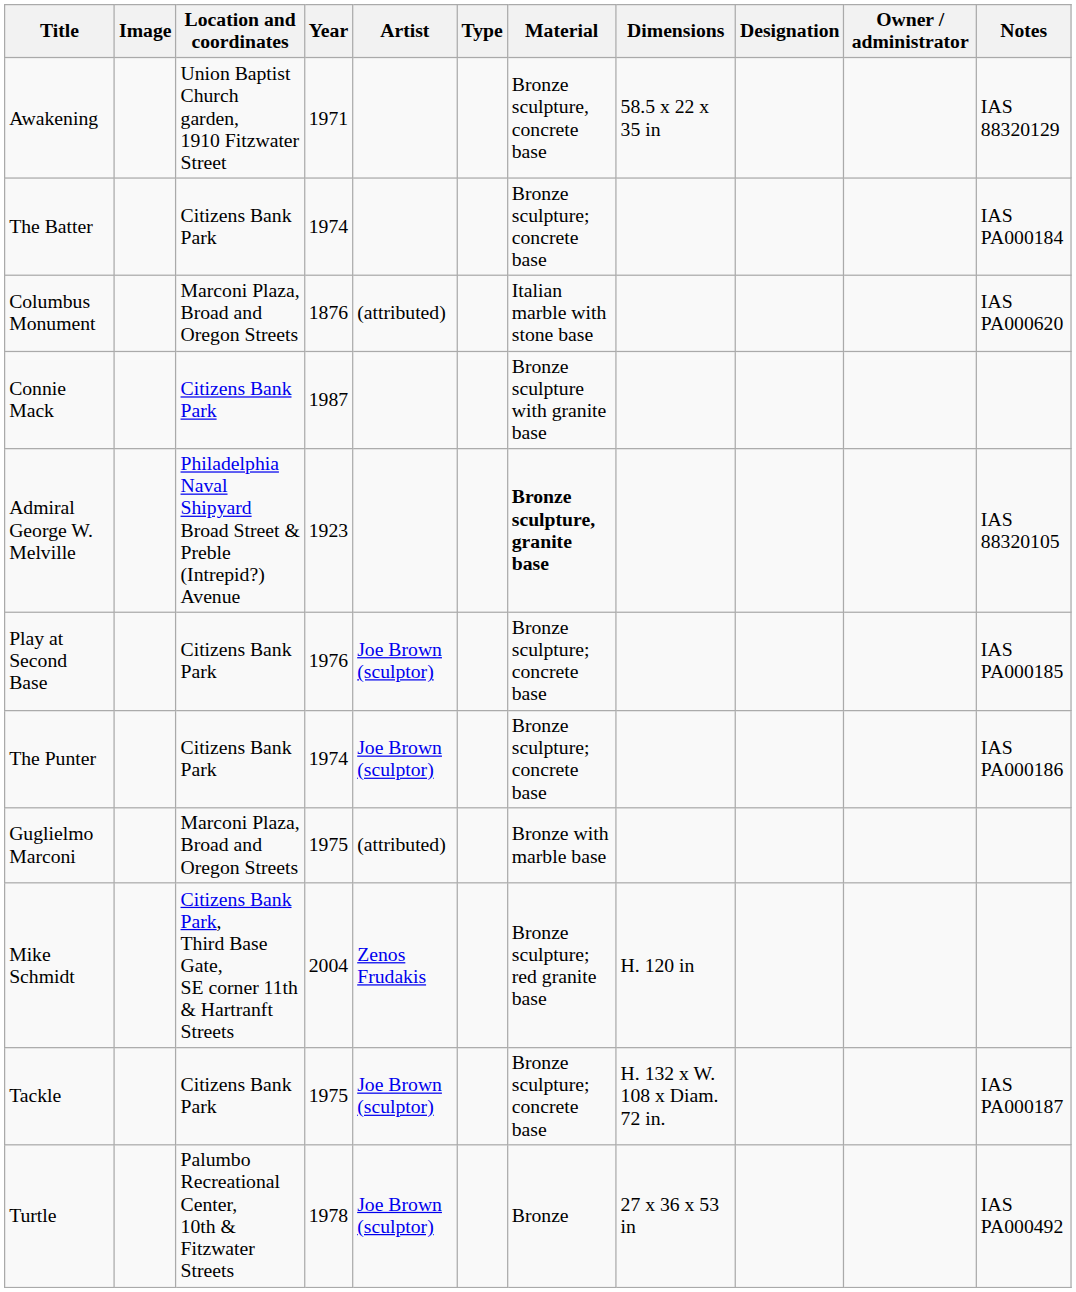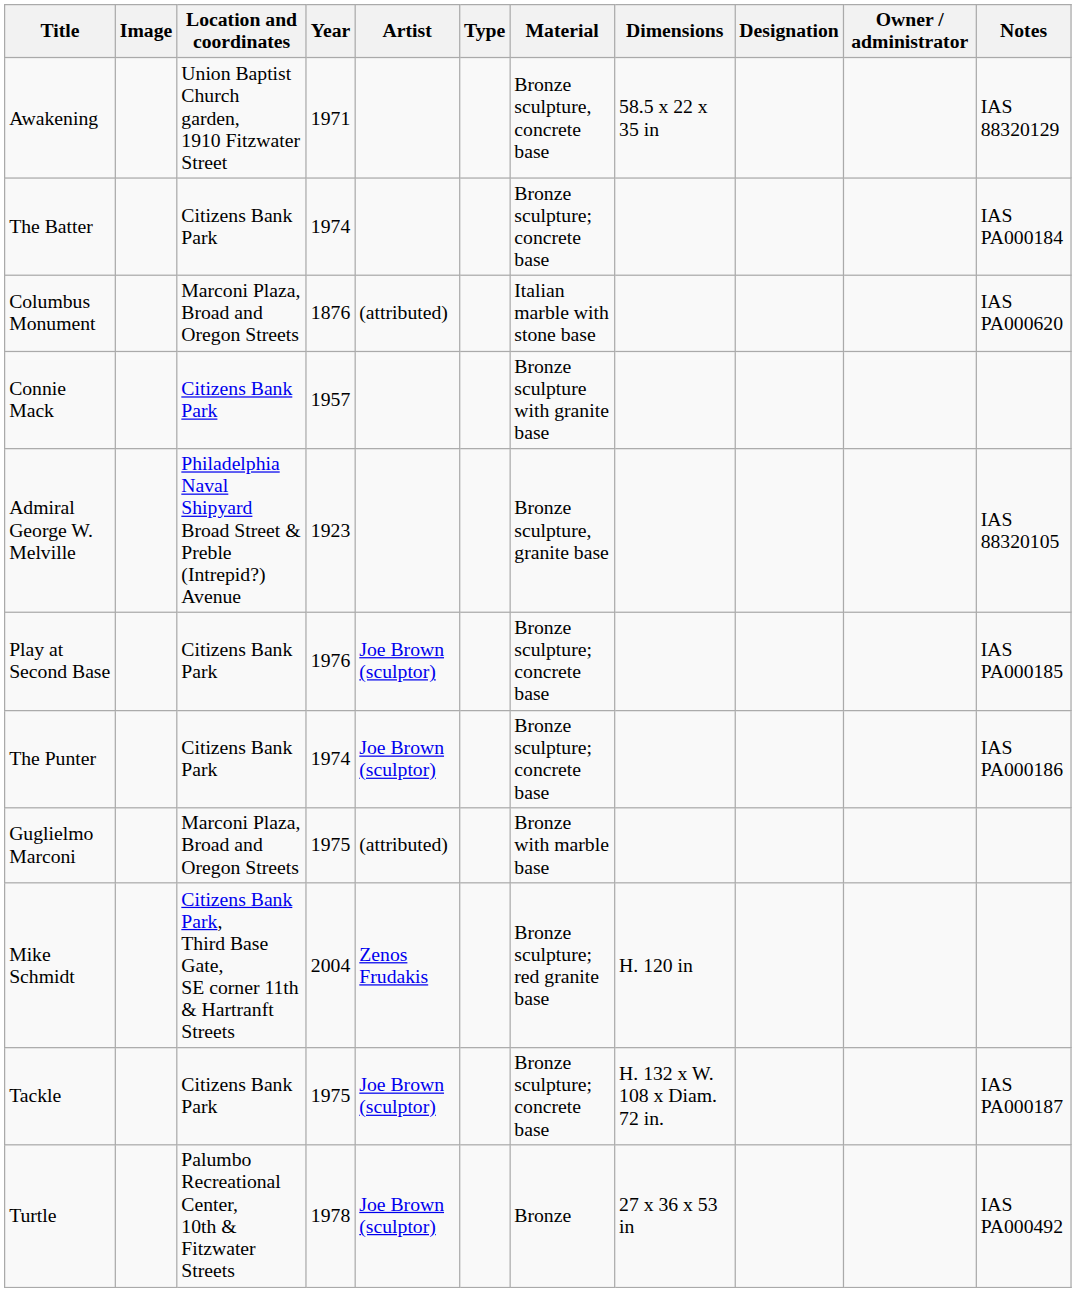(328, 399) 1987 -> (331, 399) 1957
(553, 530) bold -> (562, 530) normal
